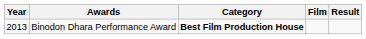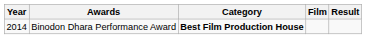(17, 27) 2013 -> (17, 27) 2014
